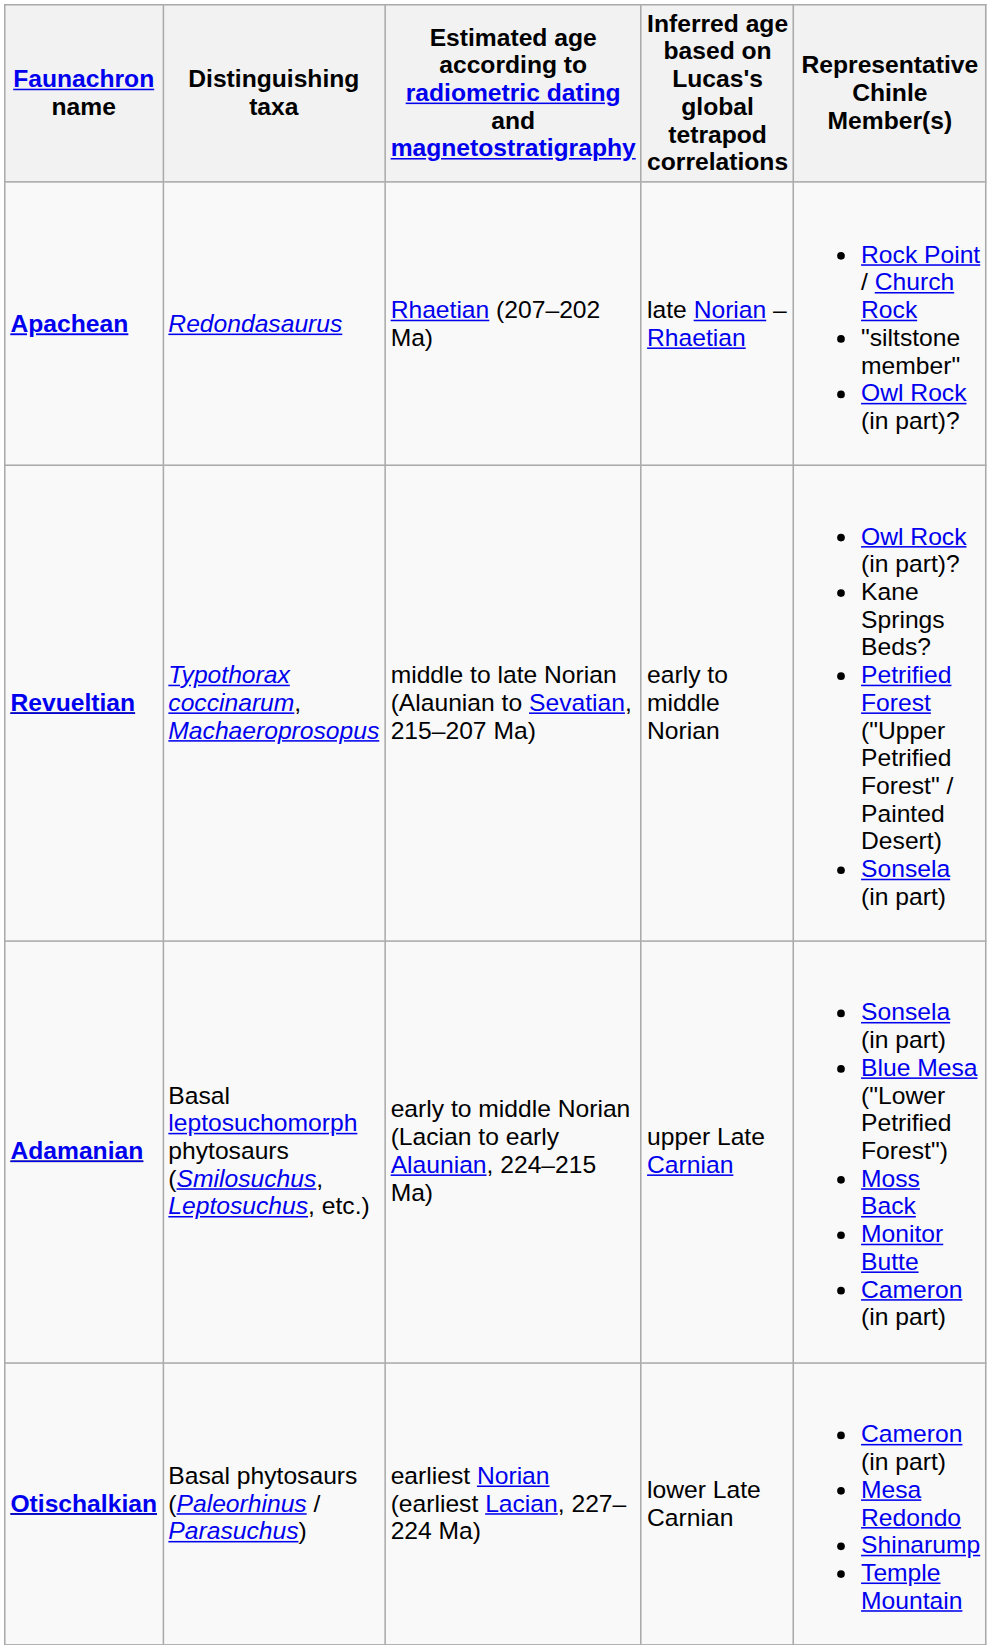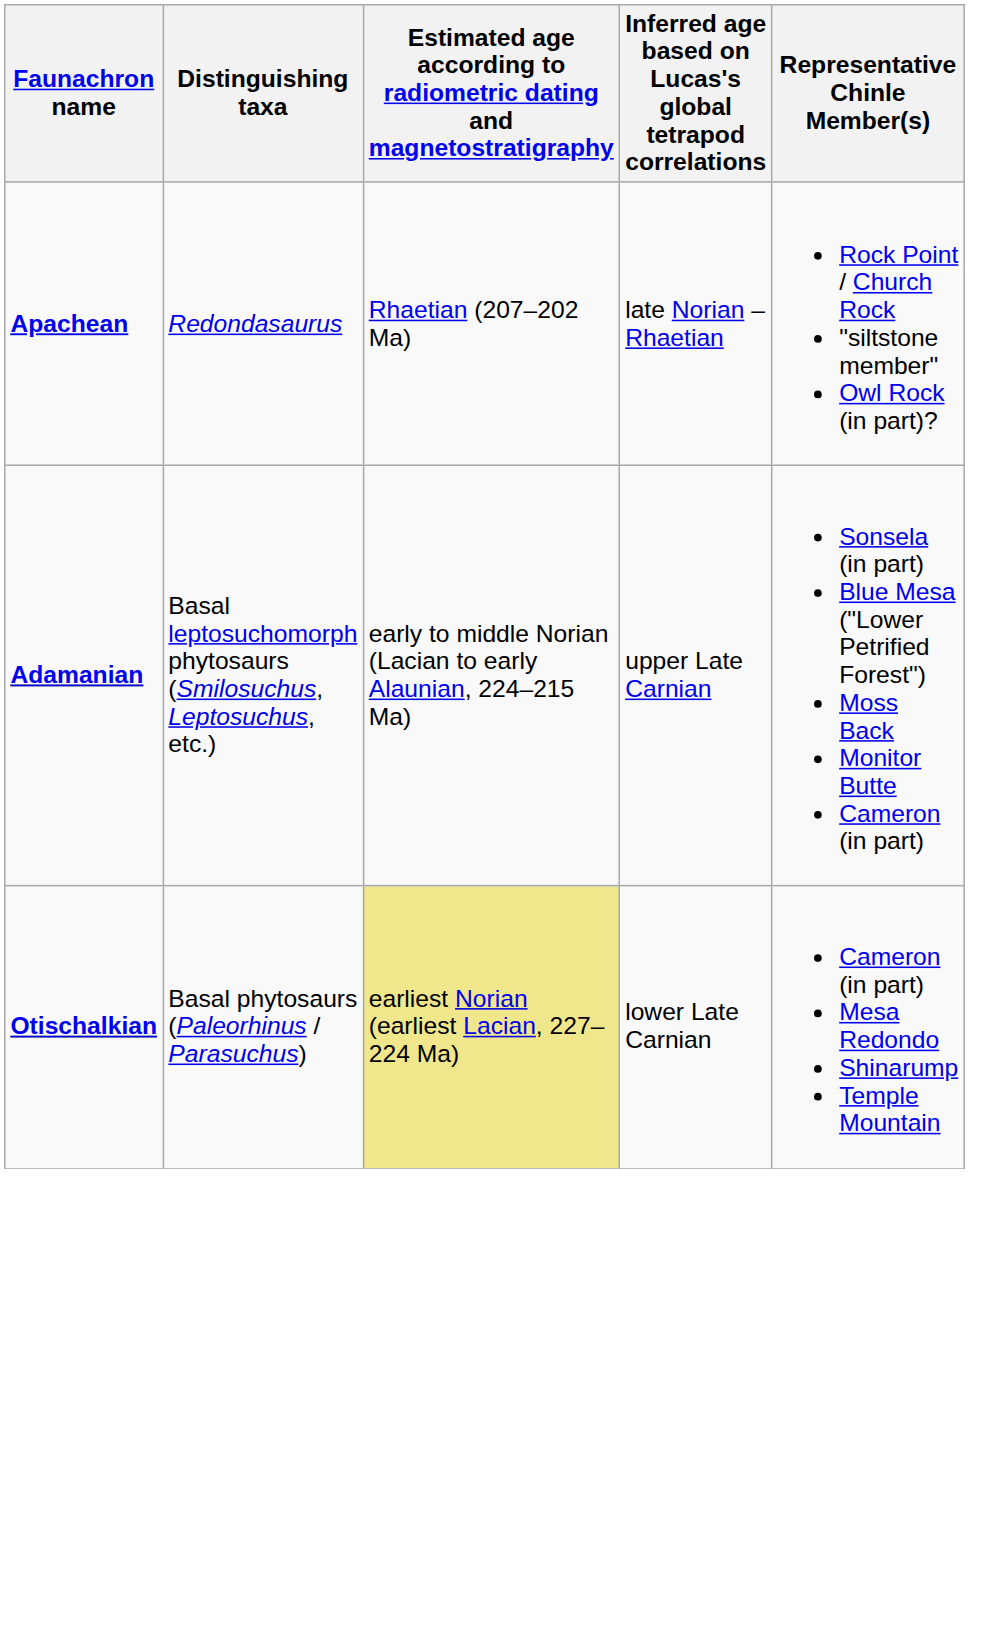- row: (73, 702)
(508, 1503) no background -> (487, 1026) khaki background
